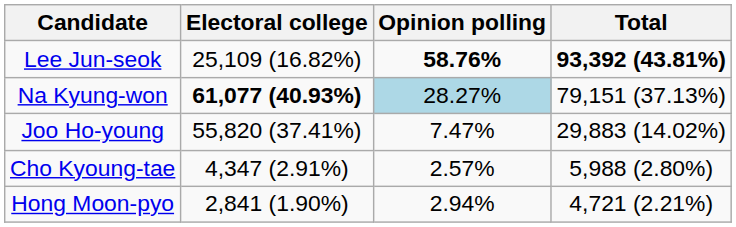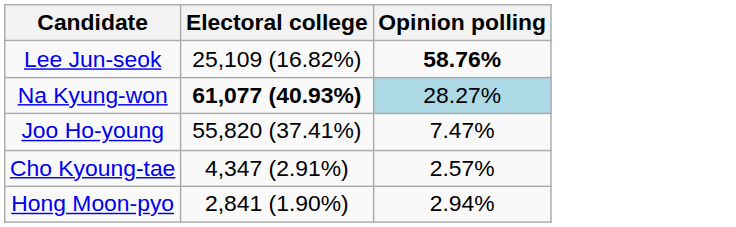- column: (641, 22)
